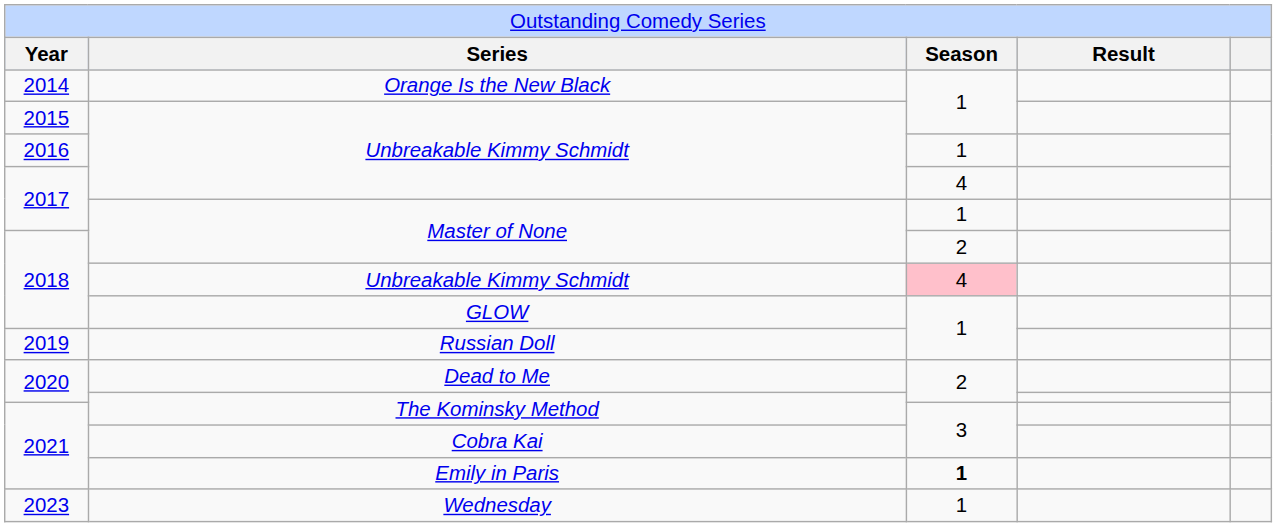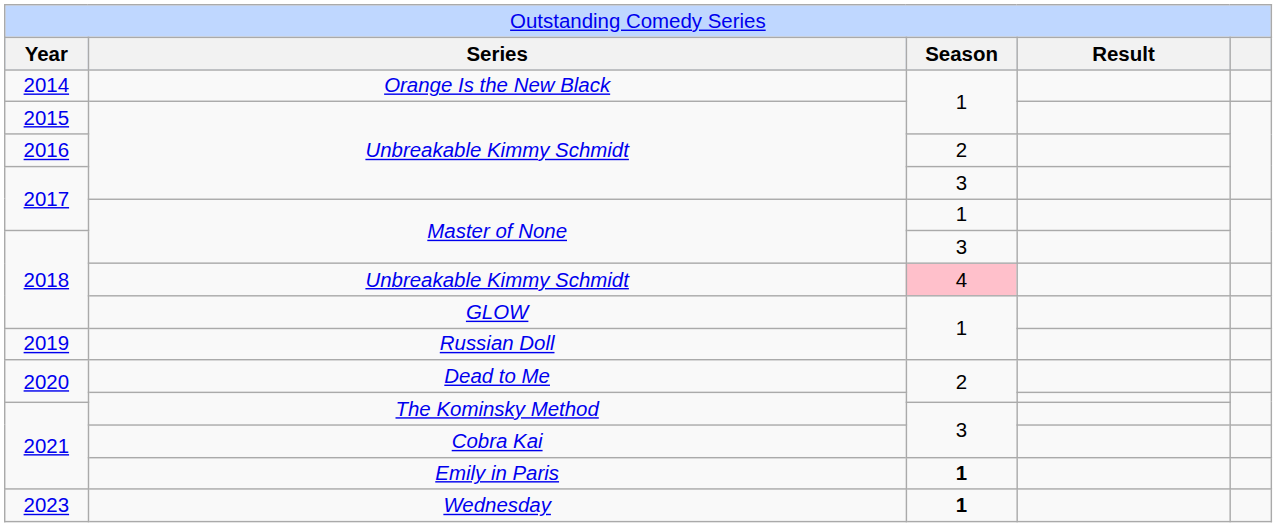(962, 150) 1 -> (962, 150) 2
(962, 183) 4 -> (962, 183) 3
(962, 247) 2 -> (962, 247) 3
(962, 506) normal -> (962, 506) bold
